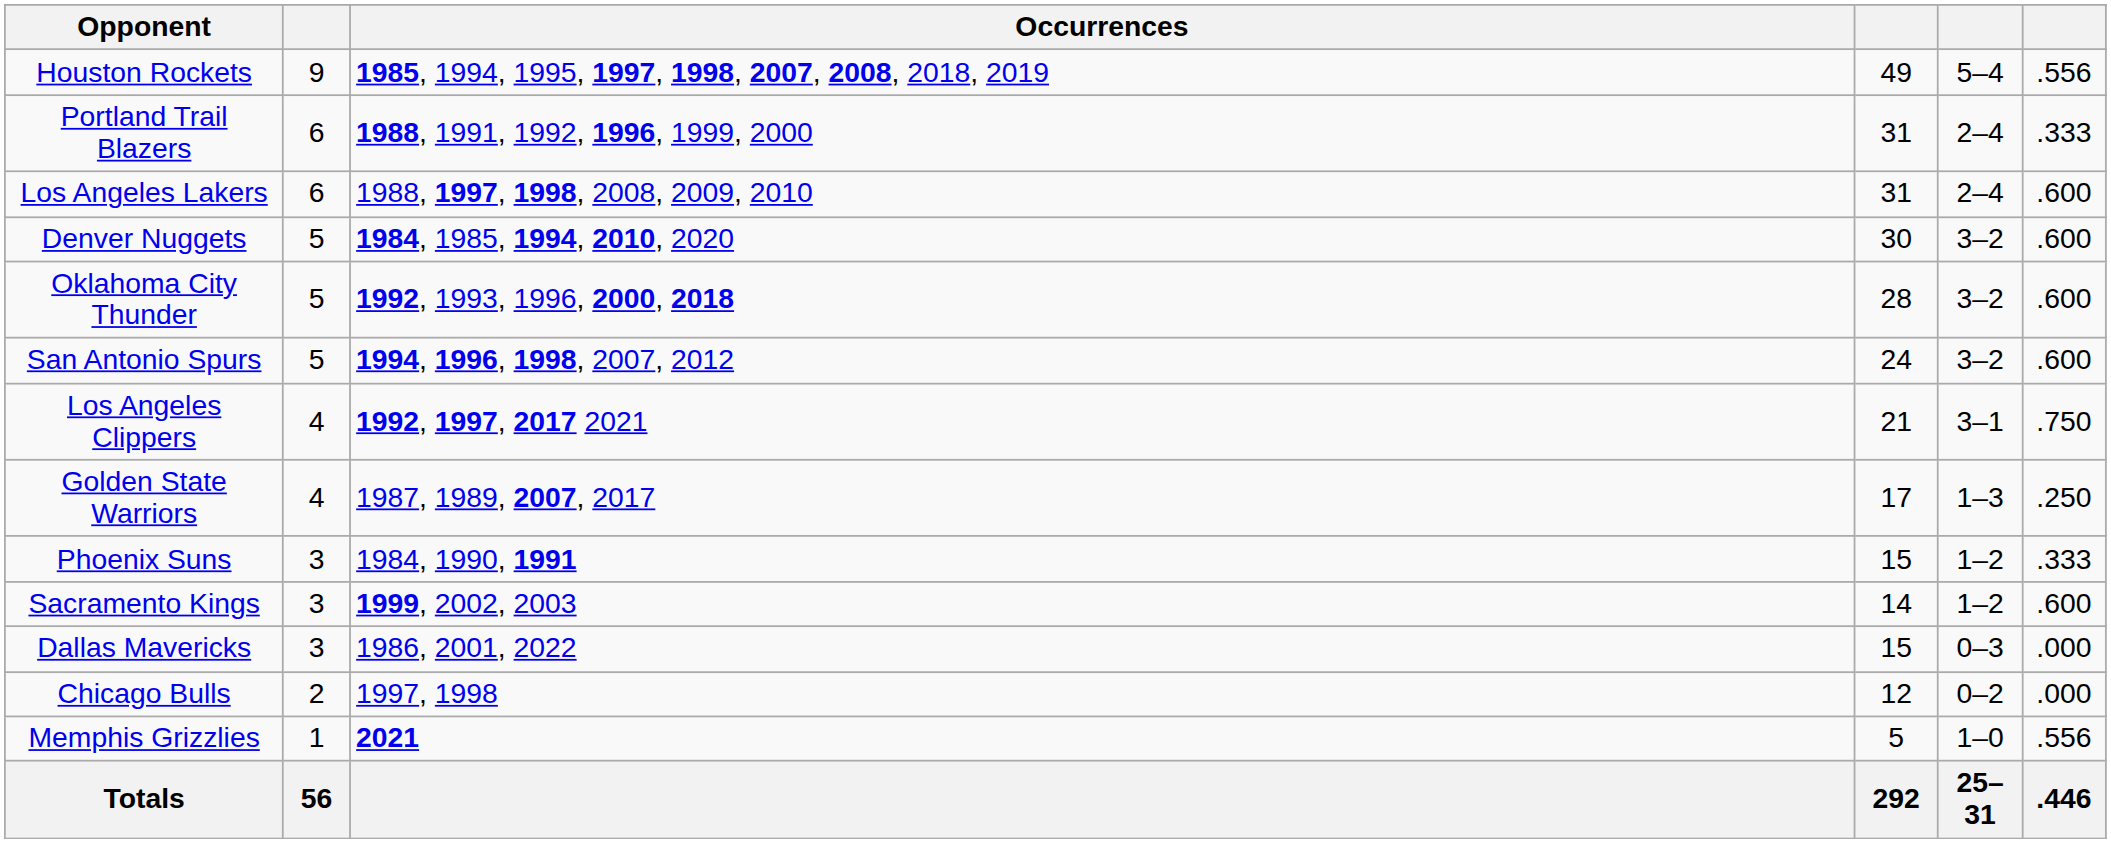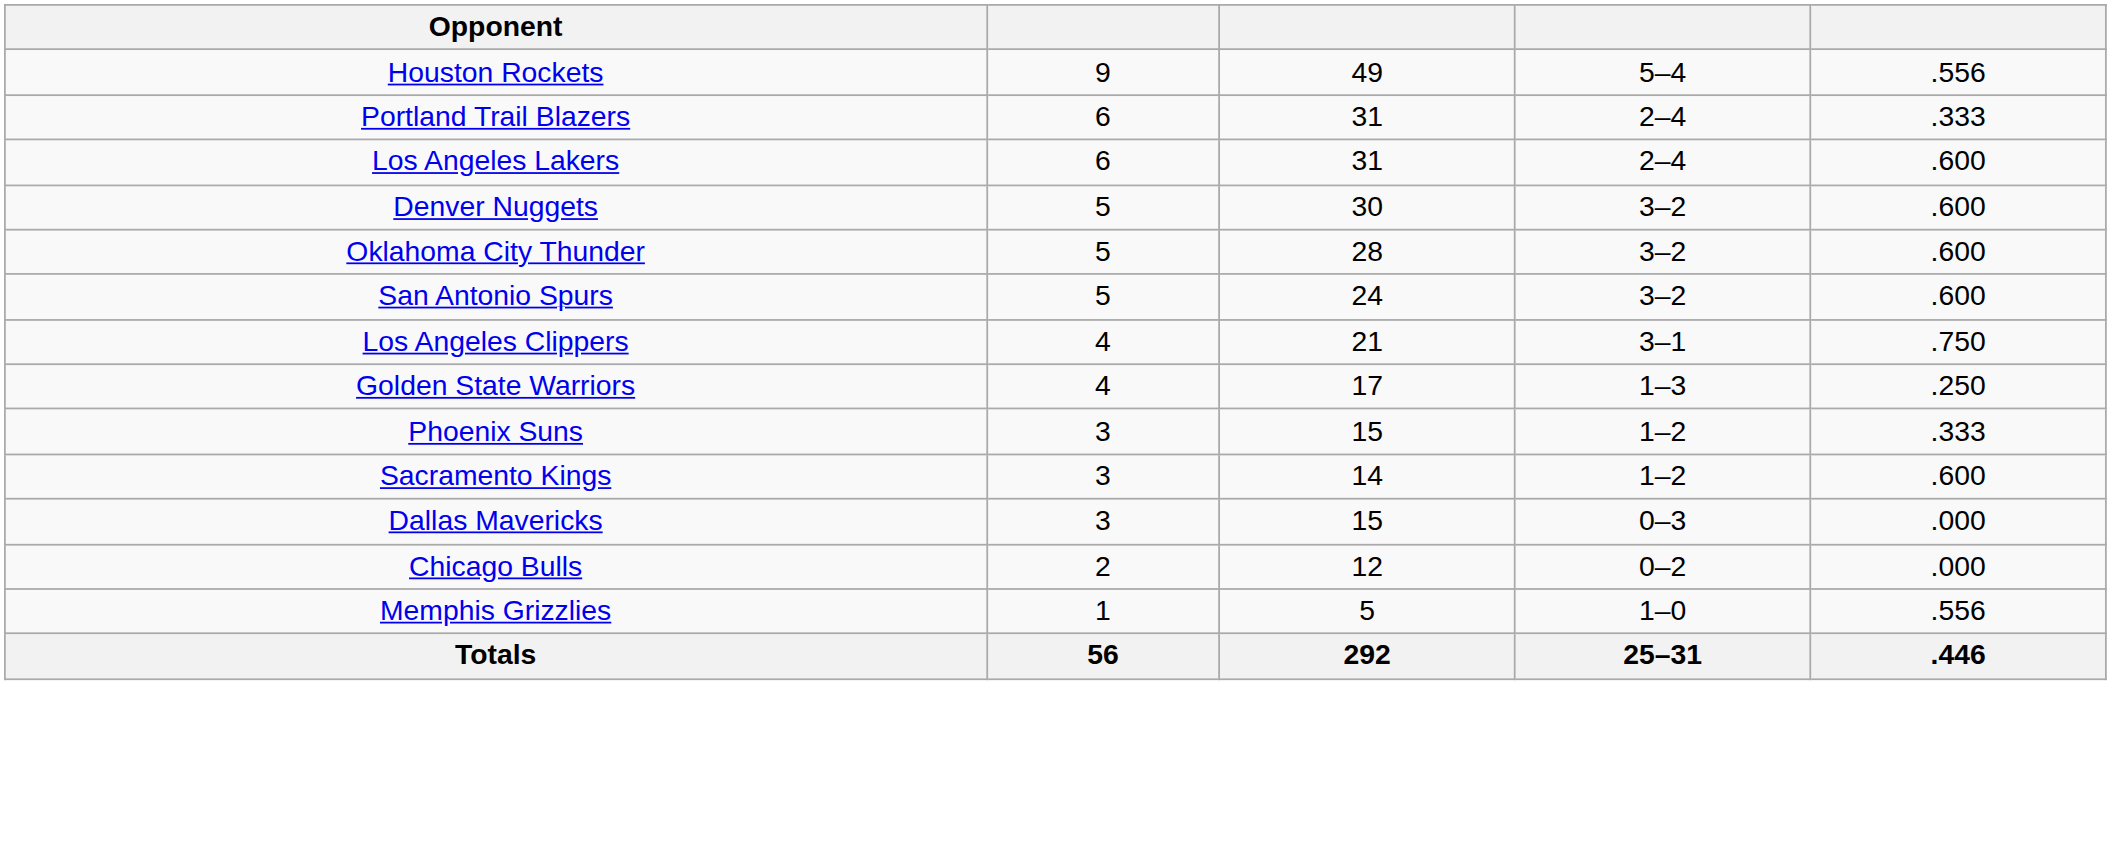- column: (1102, 26)
